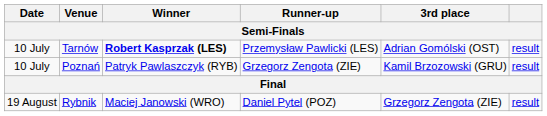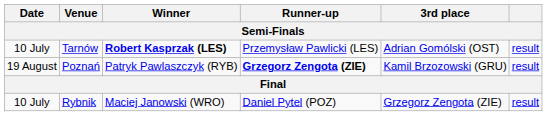(32, 66) 10 July -> (32, 66) 19 August
(302, 66) normal -> (304, 66) bold
(32, 102) 19 August -> (32, 102) 10 July
